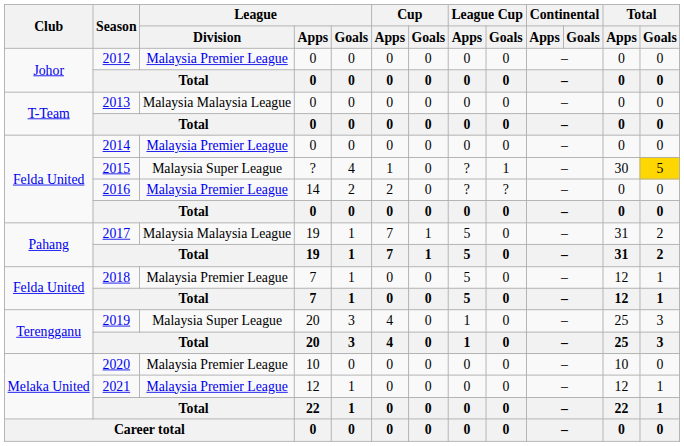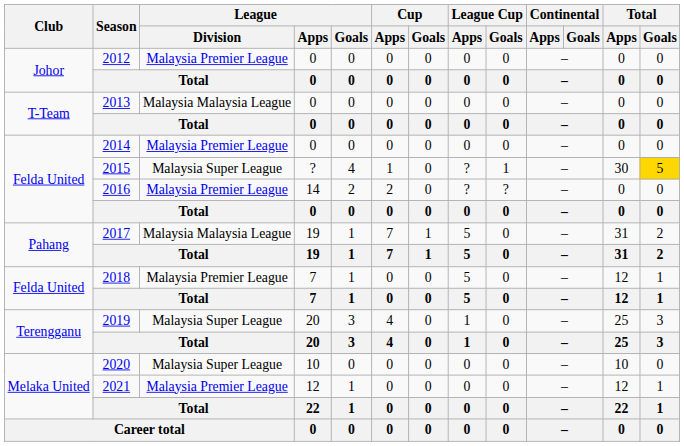(217, 364) Malaysia Premier League -> (217, 364) Malaysia Super League
